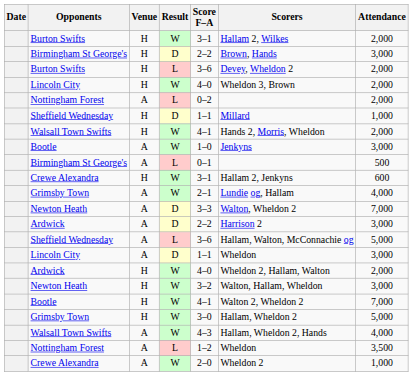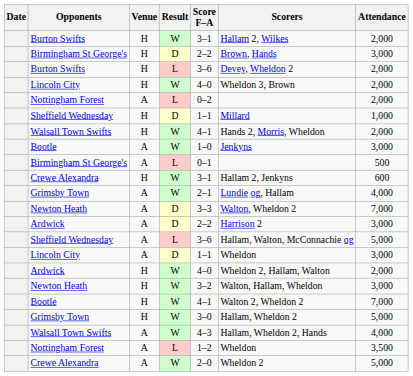(382, 363) 1,000 -> (382, 363) 5,000
